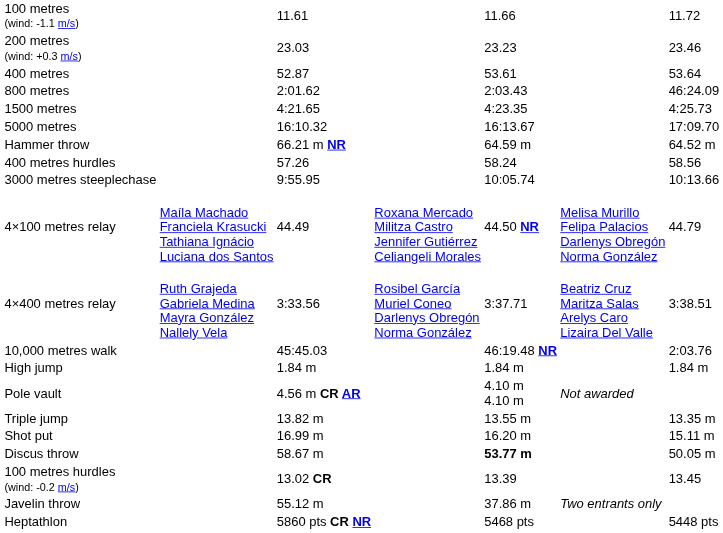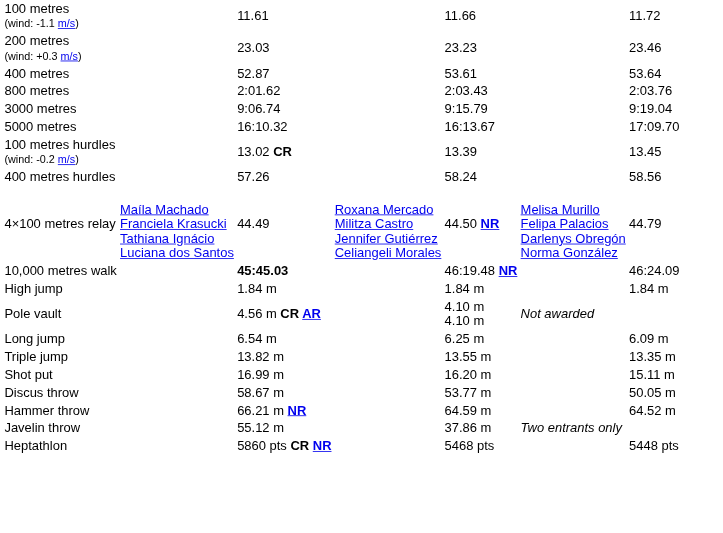(694, 91) 46:24.09 -> (651, 91) 2:03.76
- row: (40, 109)
+ row: (40, 109)
rows swapped: (60, 479) <-> (47, 144)
- row: (80, 180)
- row: (60, 303)
(302, 350) normal -> (263, 271) bold
(690, 350) 2:03.76 -> (654, 271) 46:24.09
+ row: (35, 339)
(508, 454) bold -> (468, 392) normal
